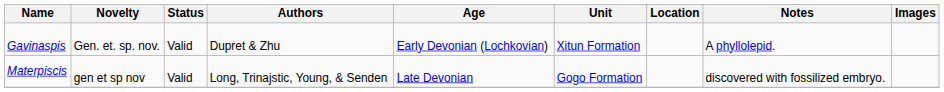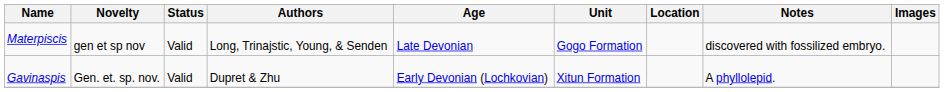rows swapped: (36, 45) <-> (37, 71)
